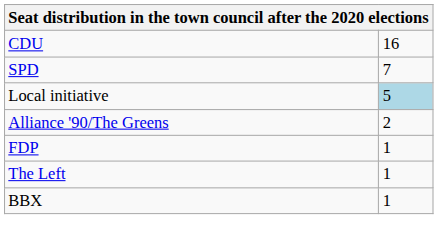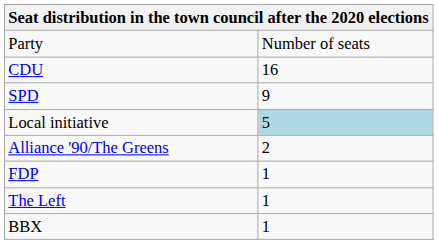+ row: (26, 43)
(387, 69) 7 -> (266, 95) 9
